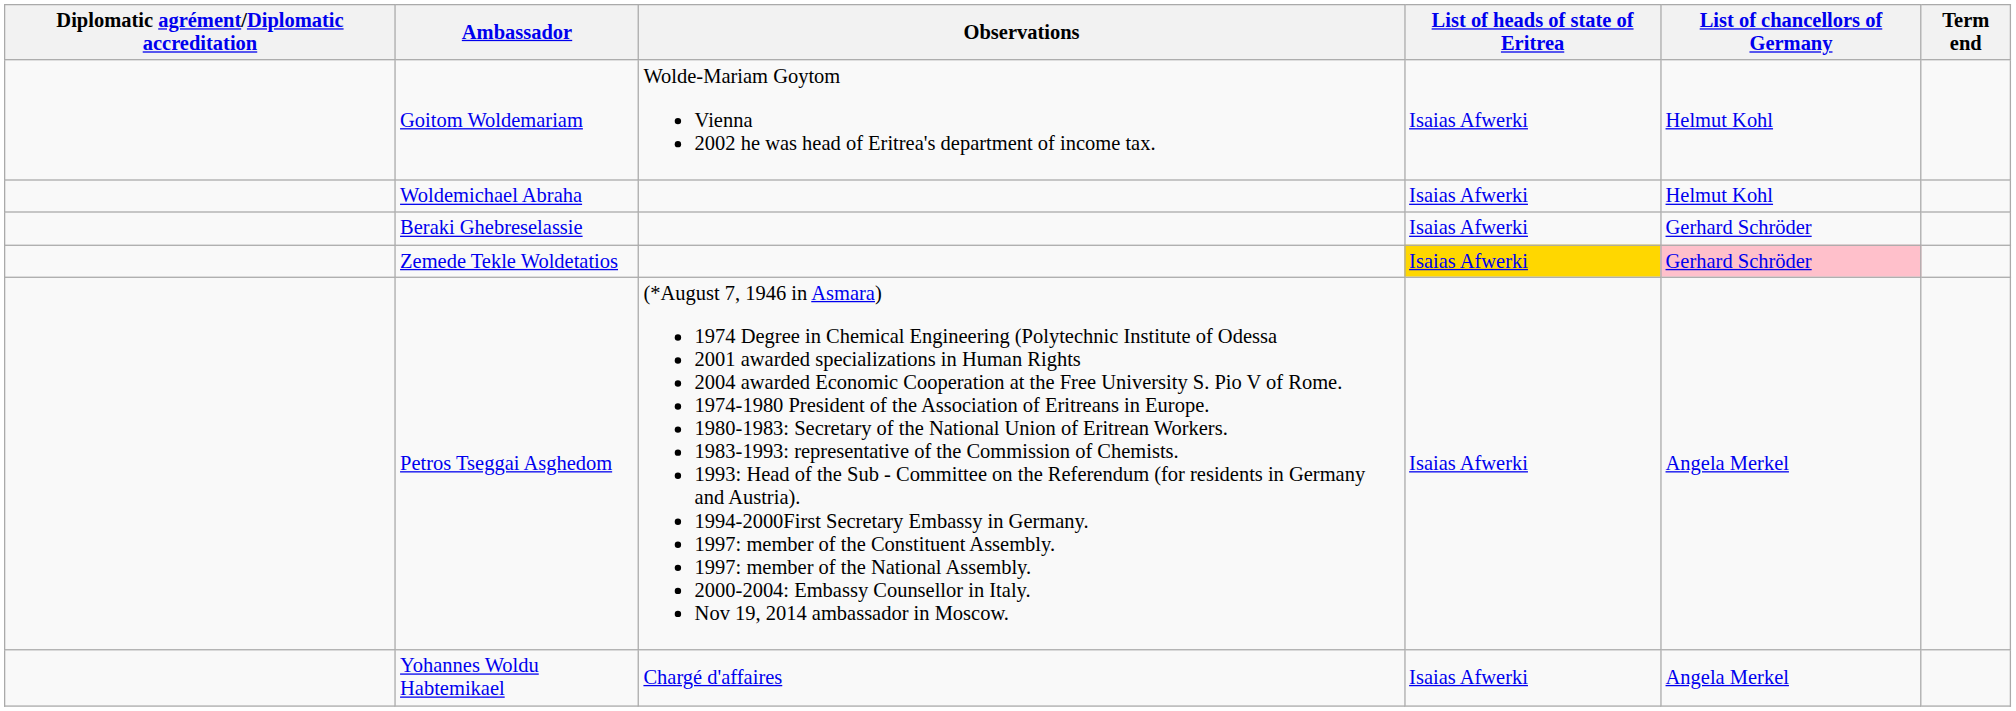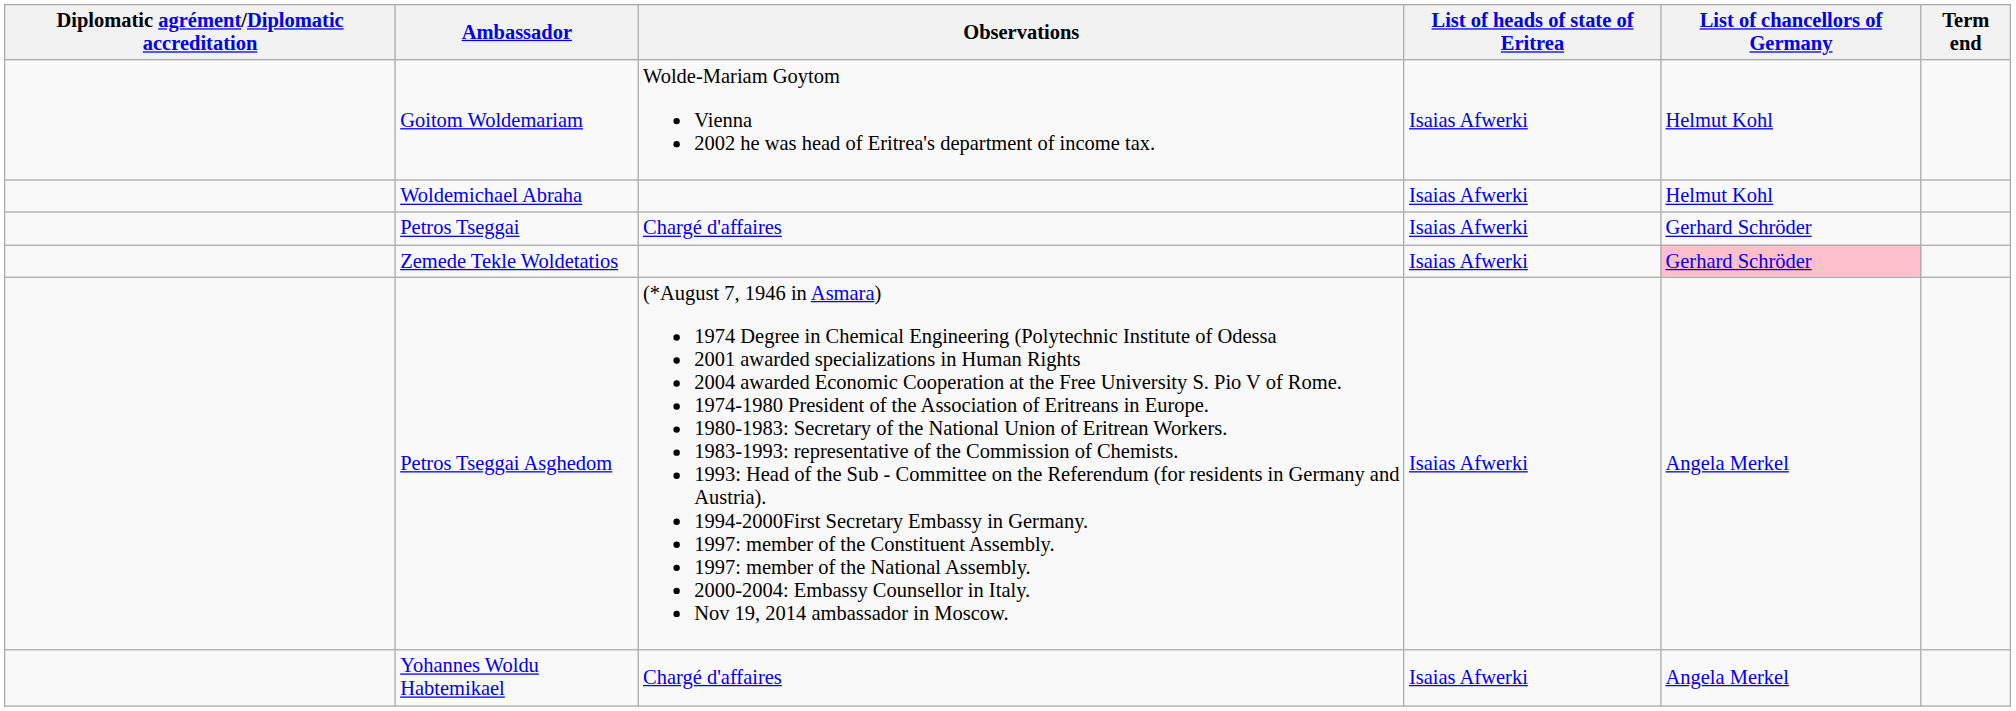+ row: (460, 228)
- row: (491, 228)
(1469, 260) gold background -> (1468, 260) no background
